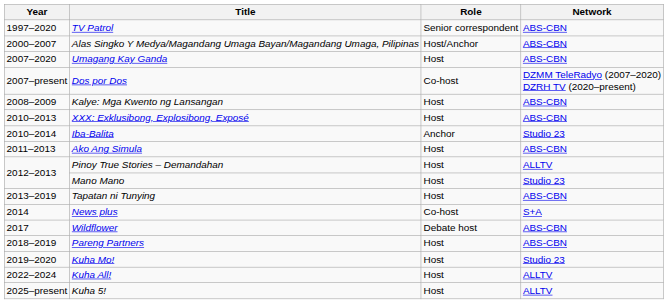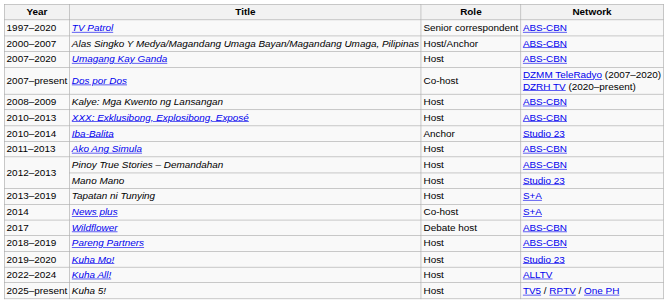(538, 165) ALLTV -> (545, 165) ABS-CBN
(545, 196) ABS-CBN -> (532, 196) S+A
(538, 290) ALLTV -> (571, 290) TV5 / RPTV / One PH
